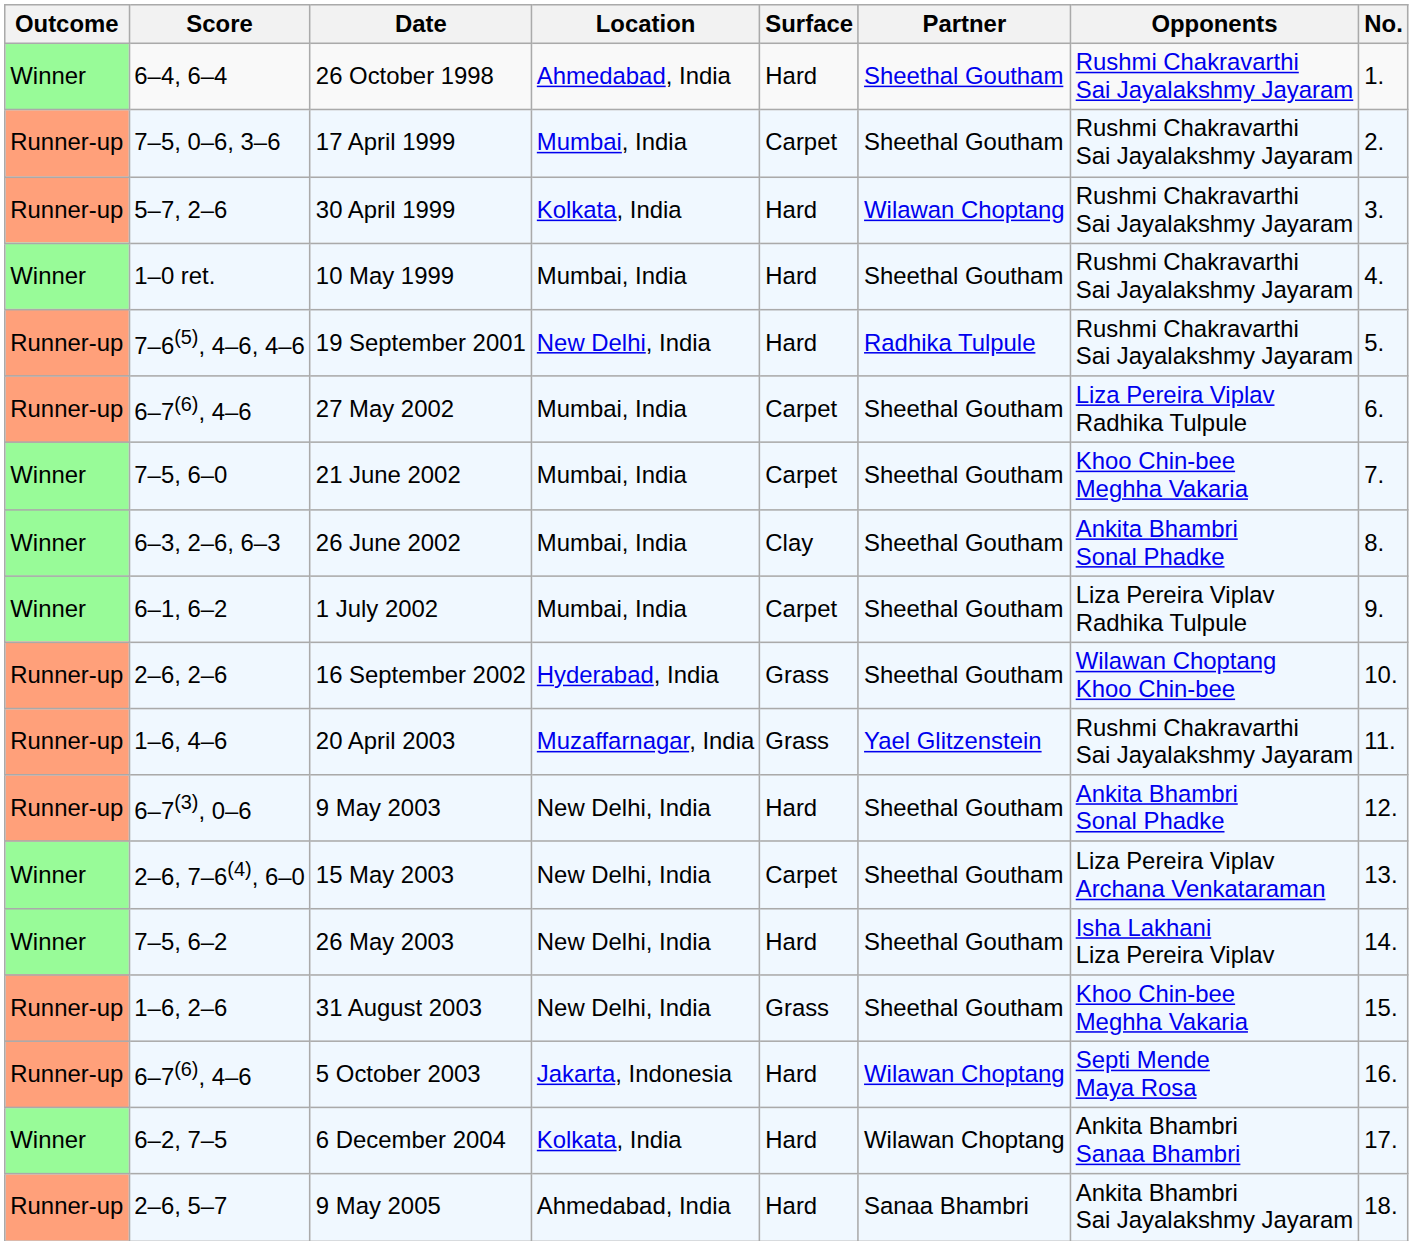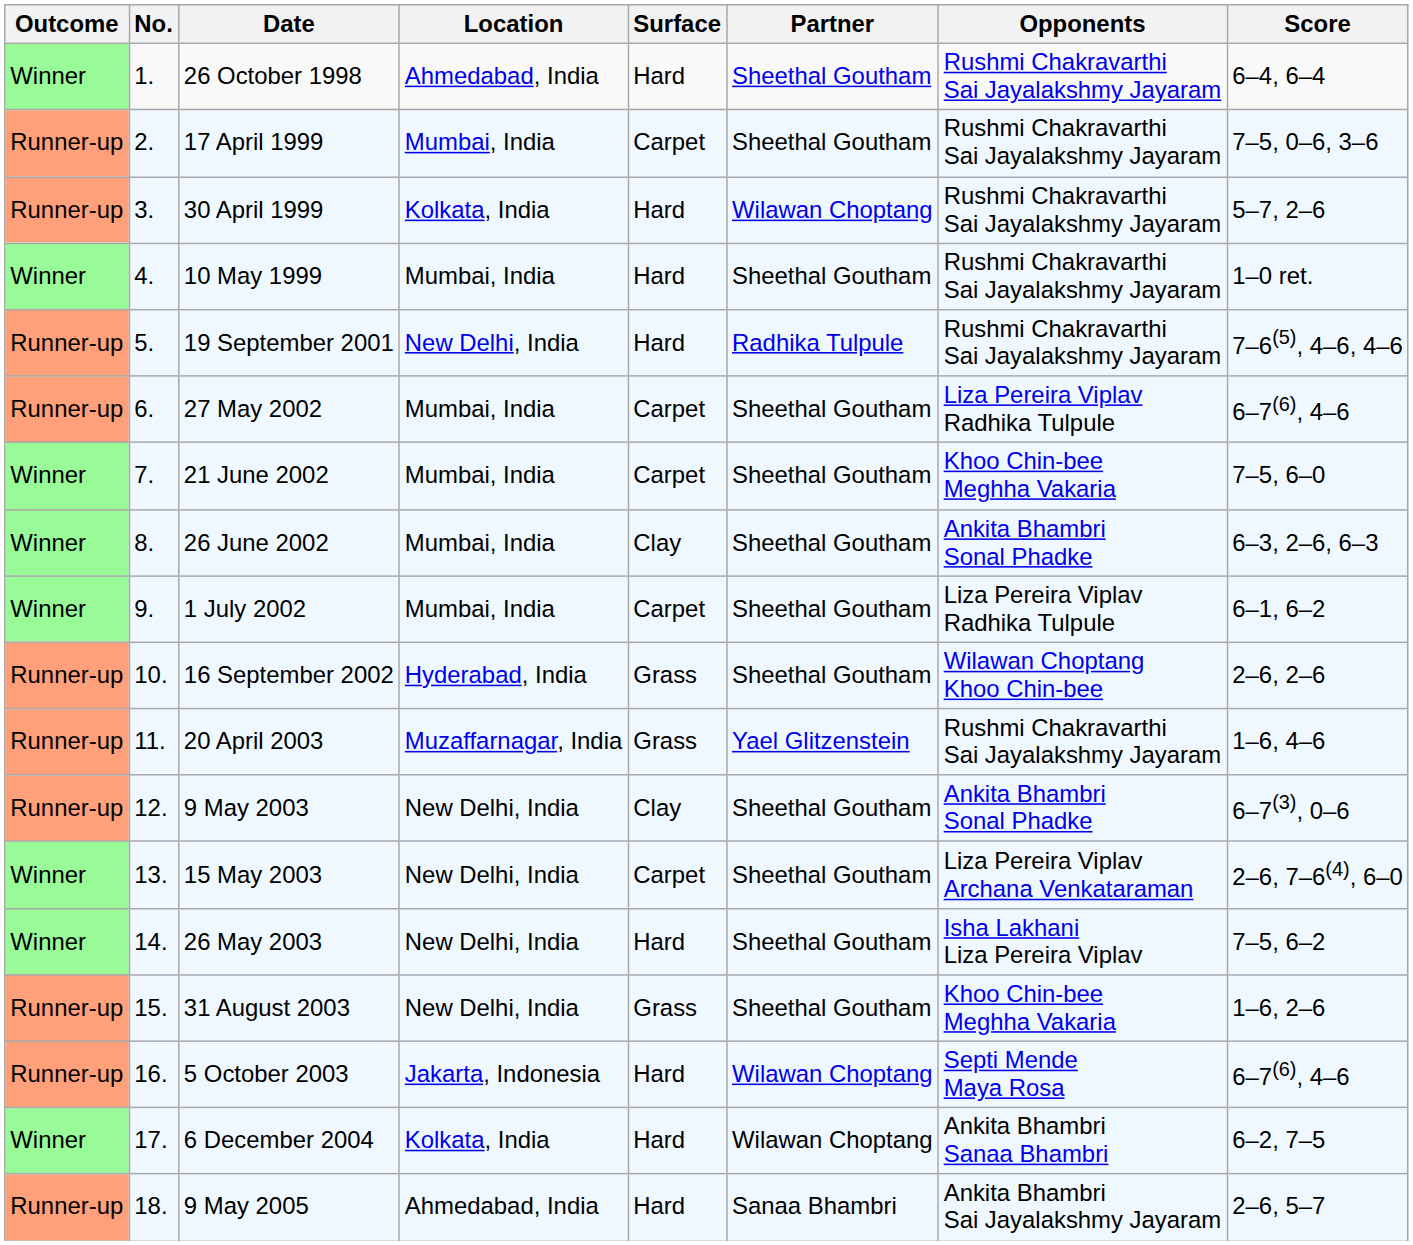columns swapped: (1384, 23) <-> (220, 23)
(791, 807) Hard -> (657, 807) Clay
